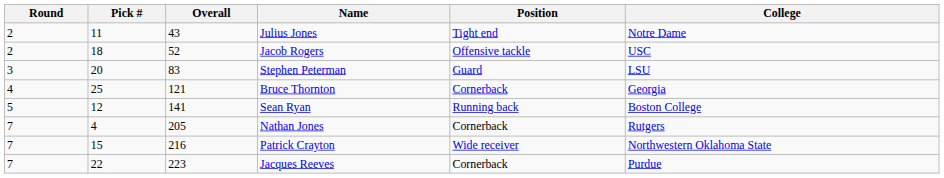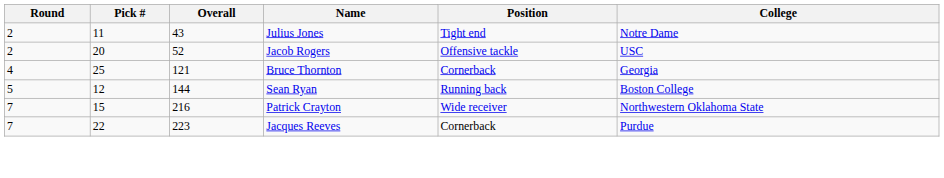(97, 51) 18 -> (99, 51) 20
- row: (303, 70)
(177, 107) 141 -> (181, 88) 144
- row: (292, 126)
